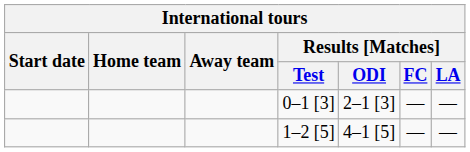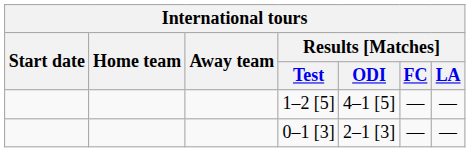rows swapped: (309, 132) <-> (309, 103)
